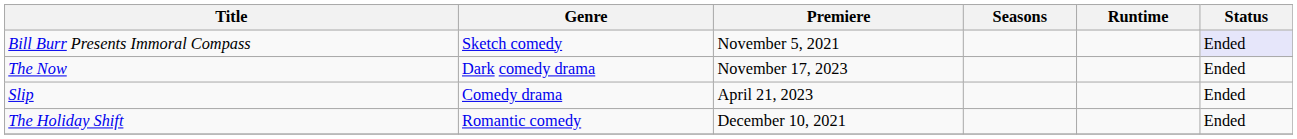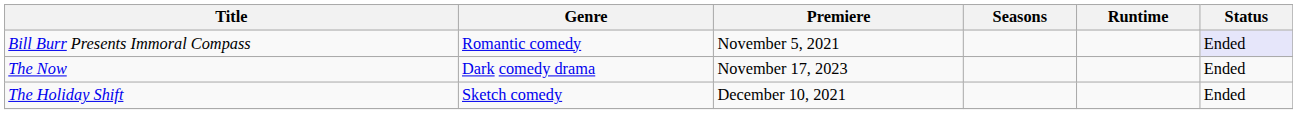(512, 43) Sketch comedy -> (522, 43) Romantic comedy
- row: (21, 95)
(522, 120) Romantic comedy -> (512, 95) Sketch comedy
